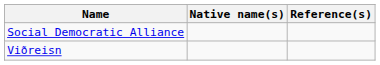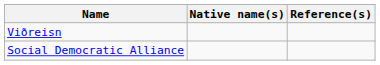rows swapped: (34, 51) <-> (96, 32)
